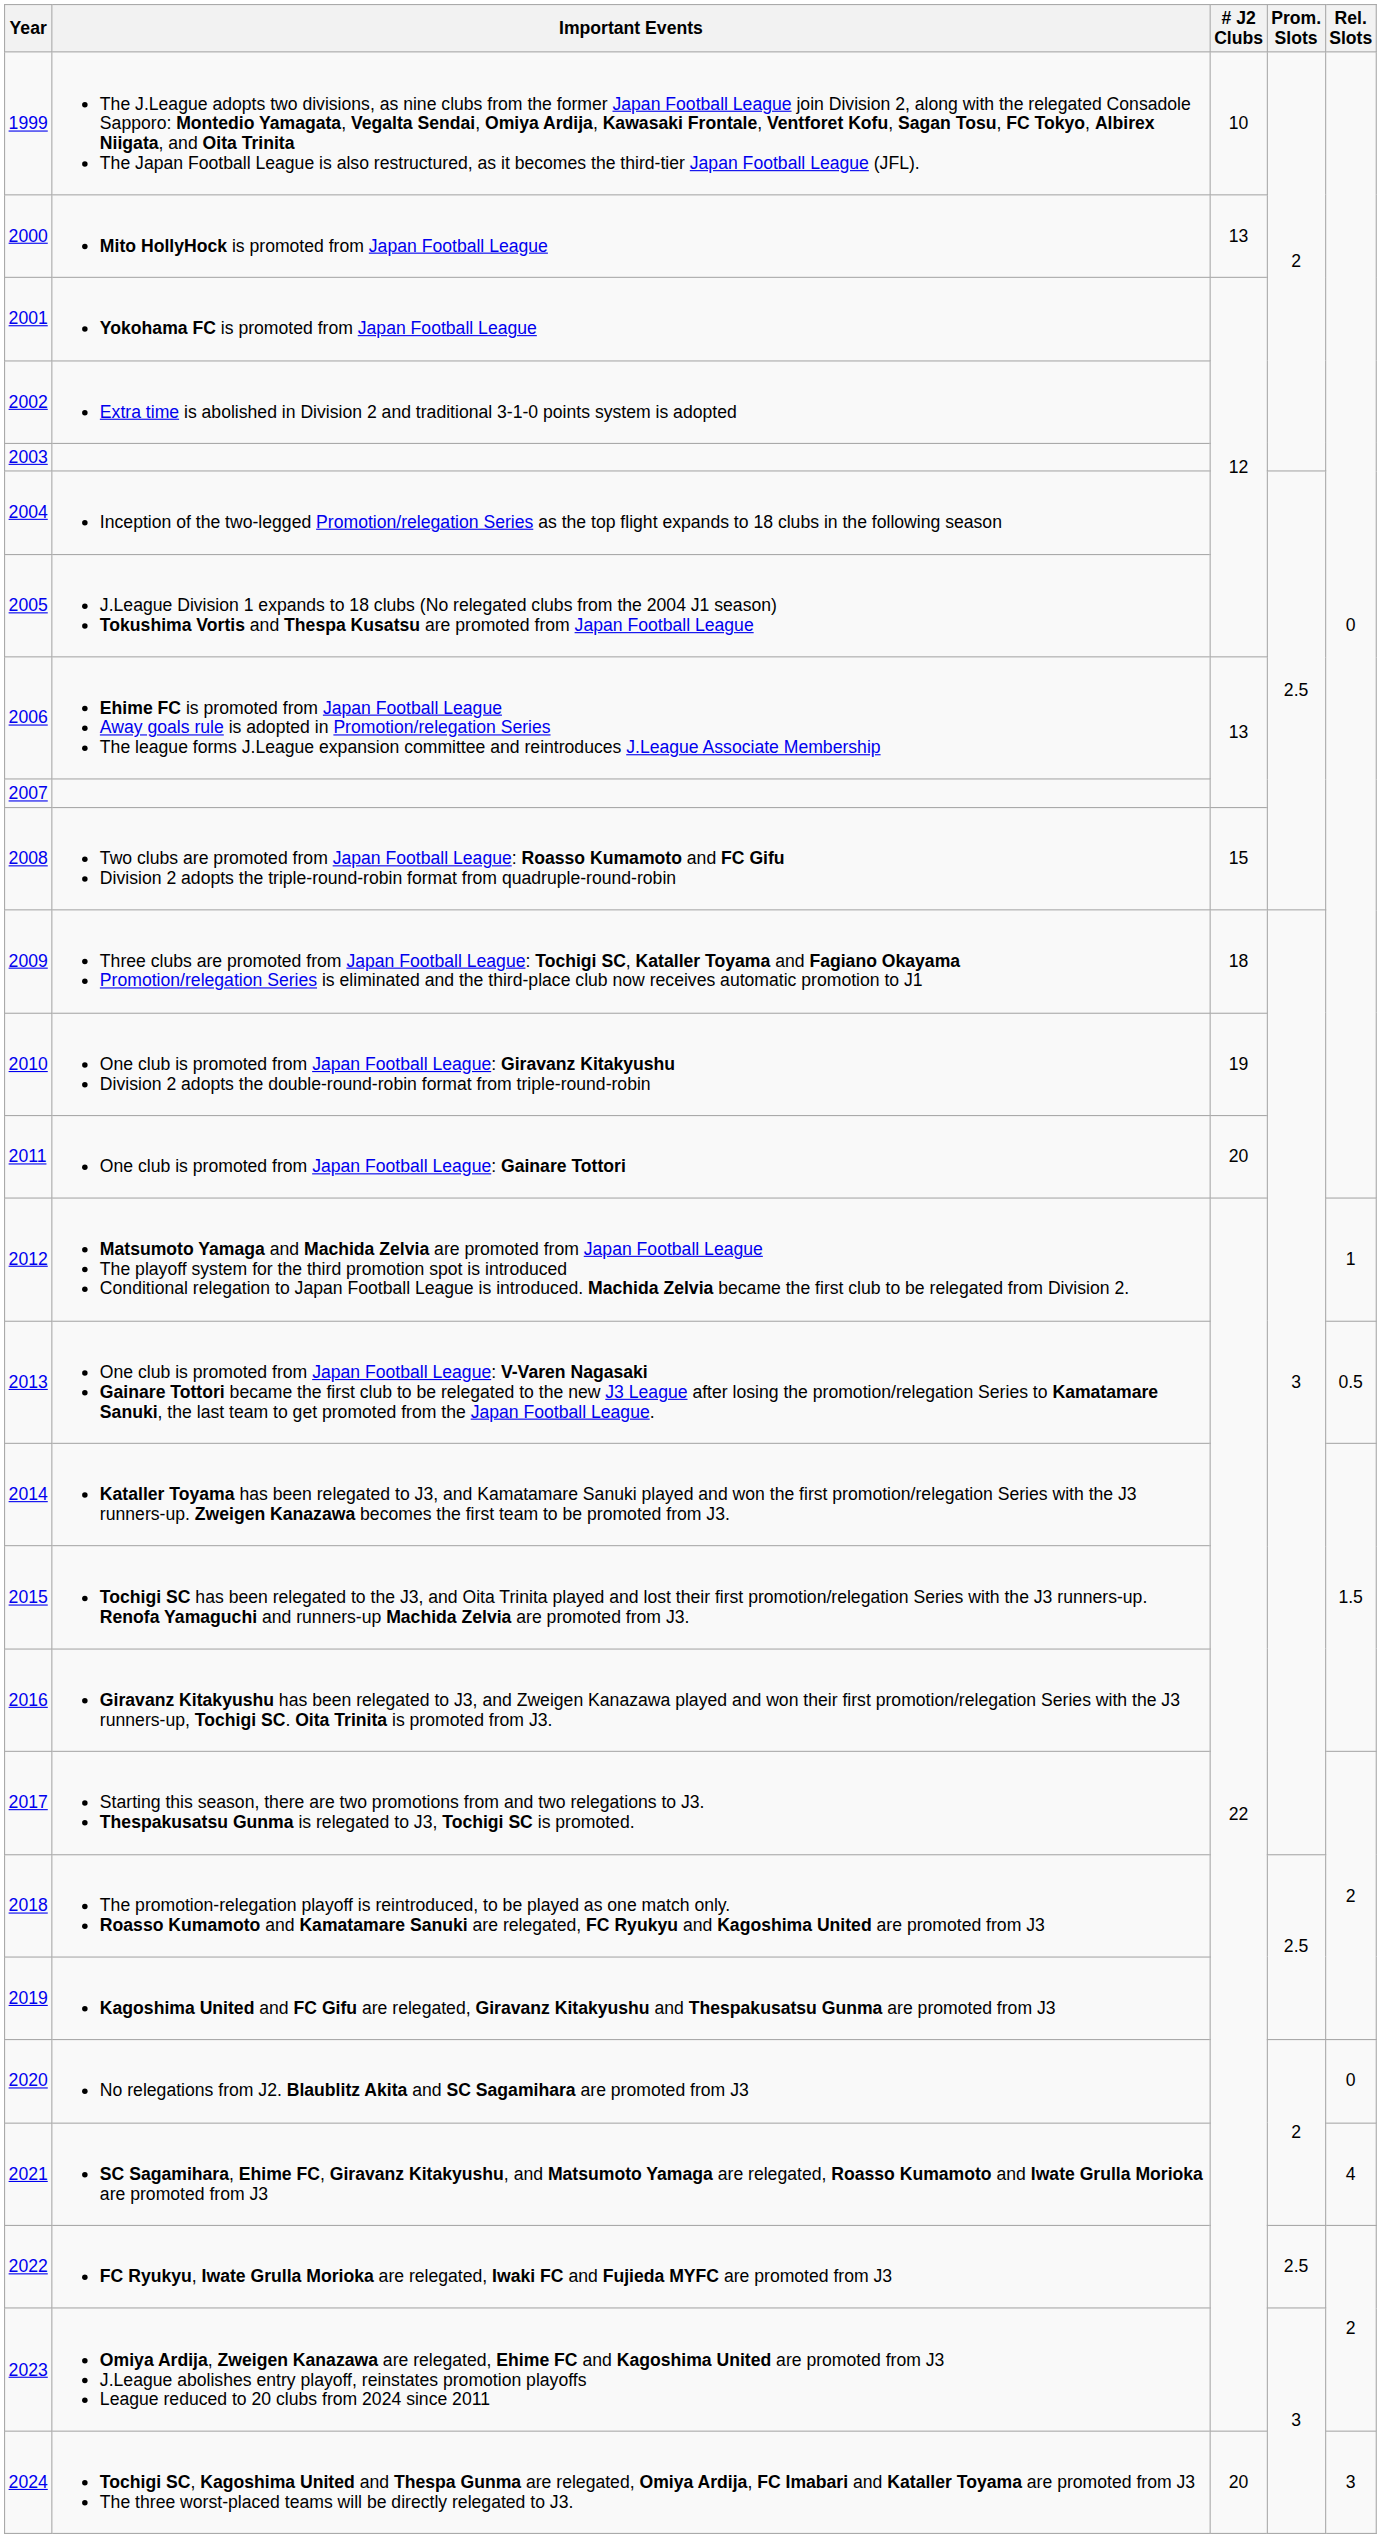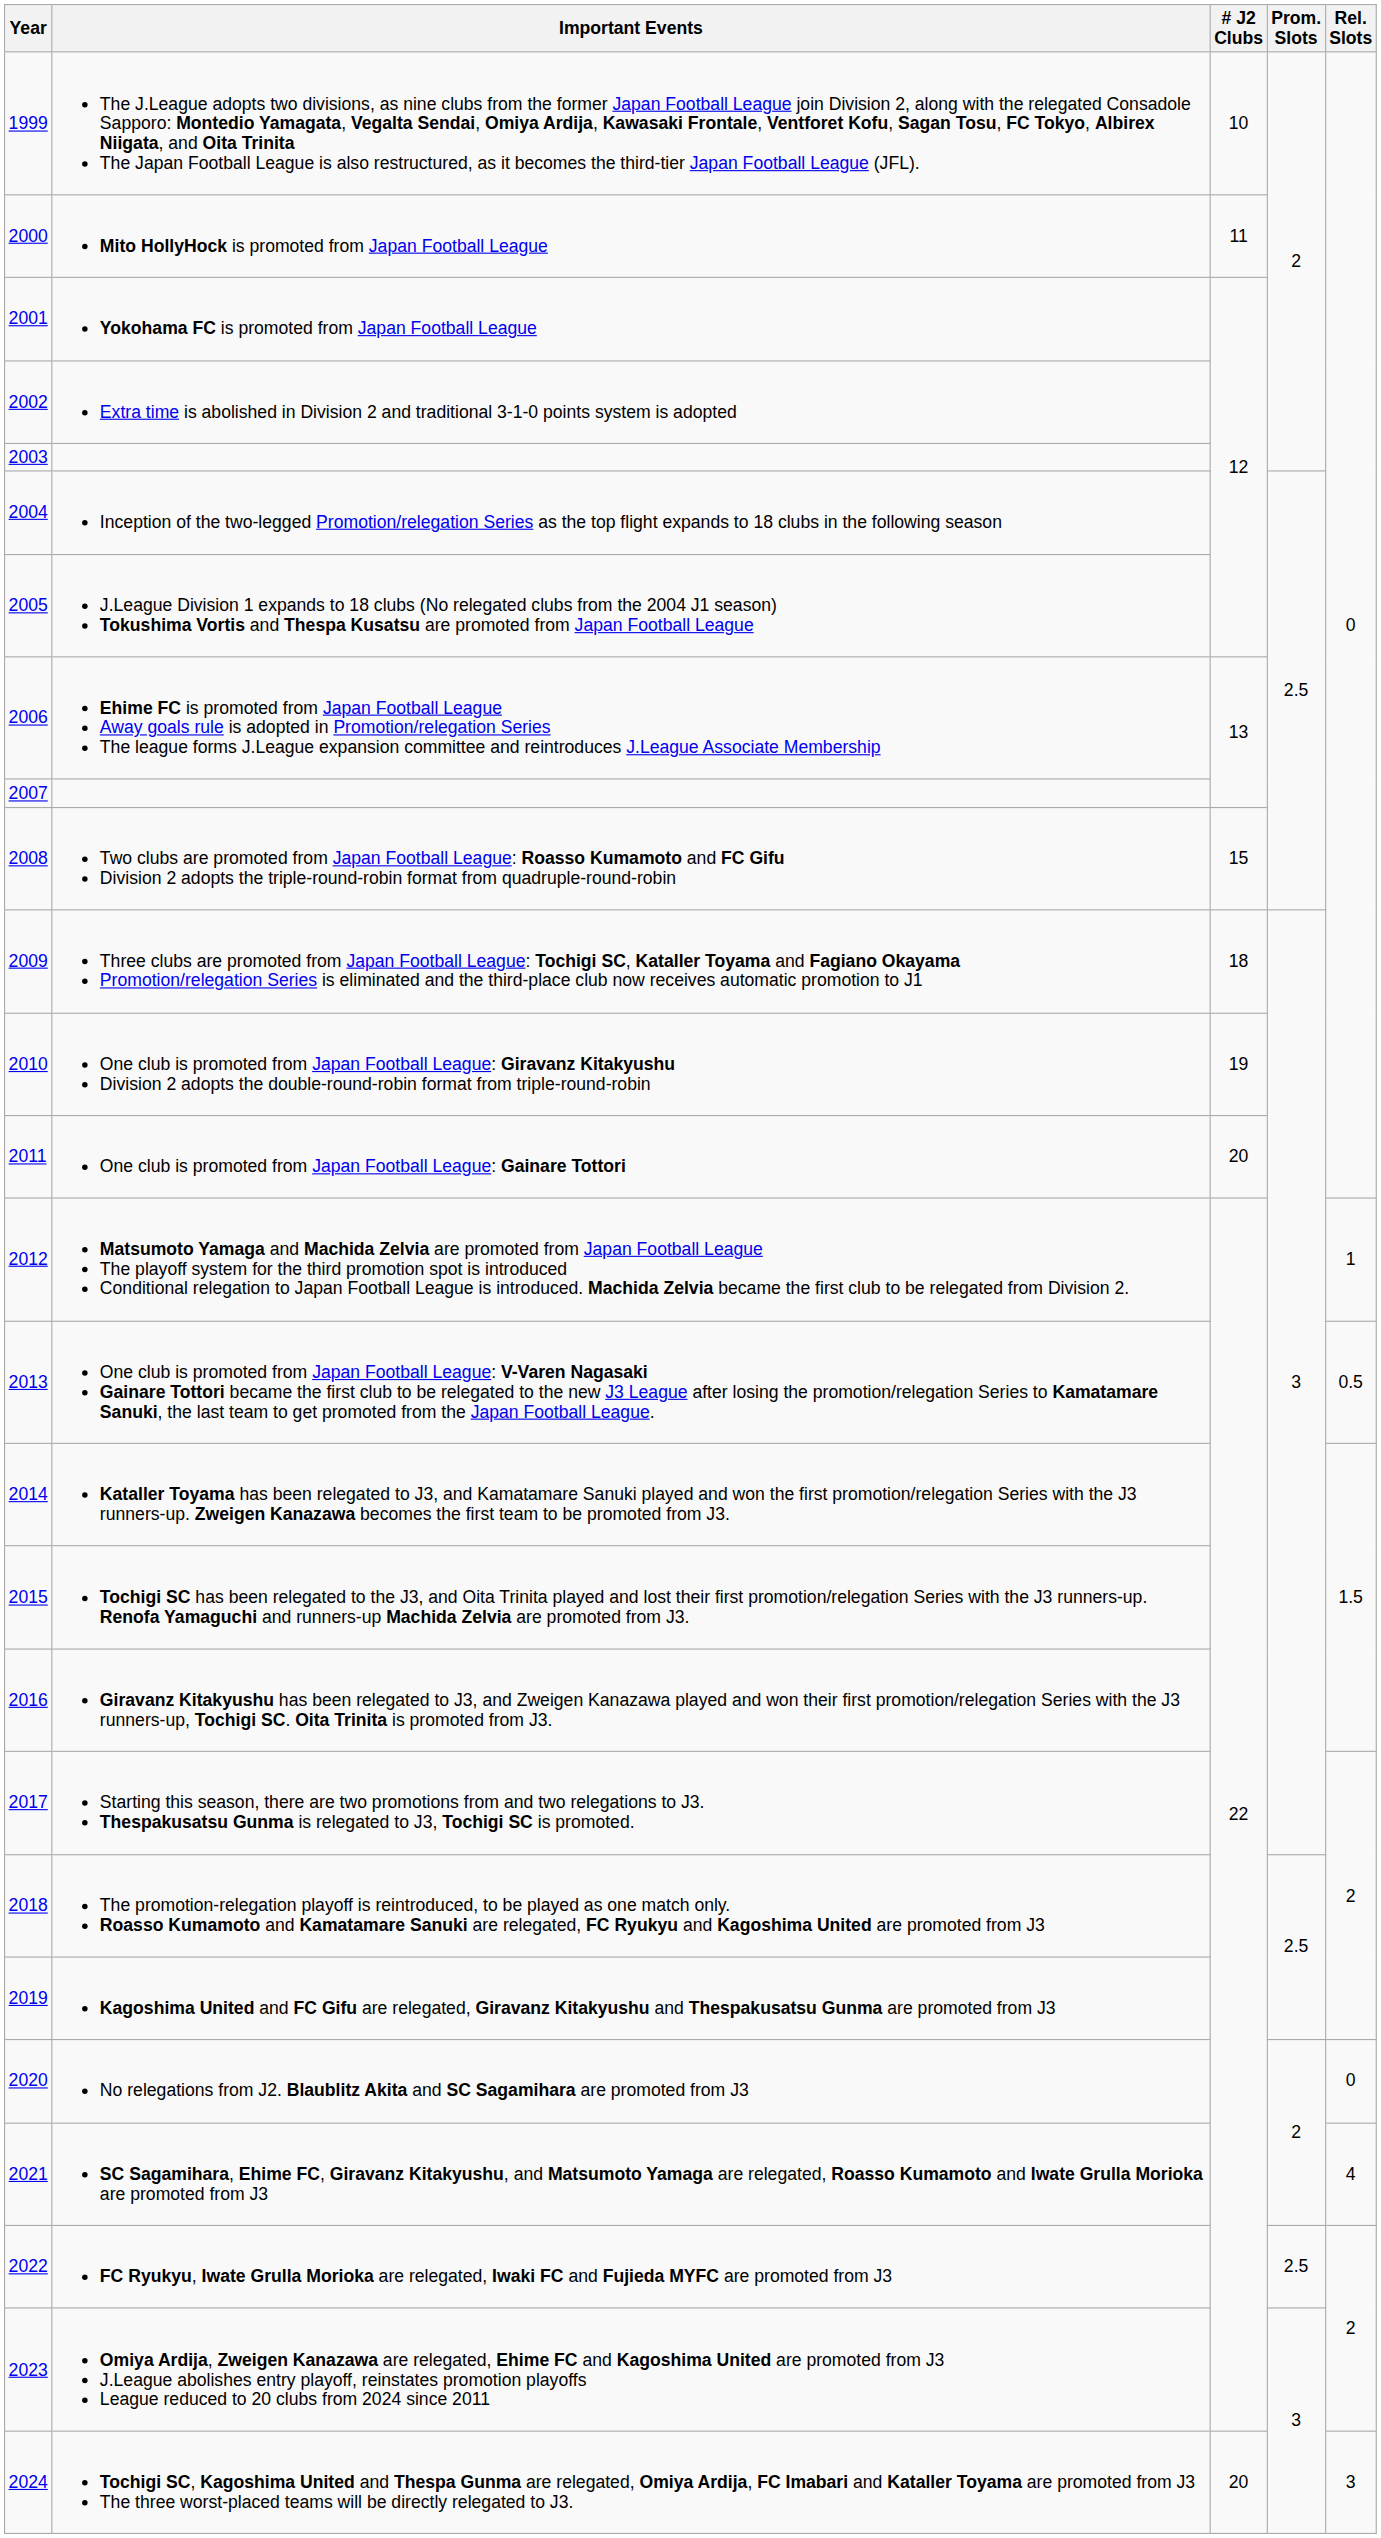(1239, 235) 13 -> (1239, 235) 11
